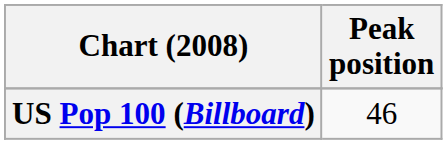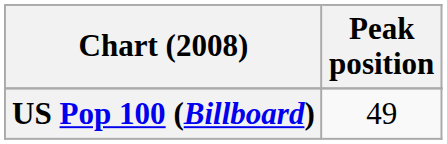(382, 113) 46 -> (382, 113) 49
